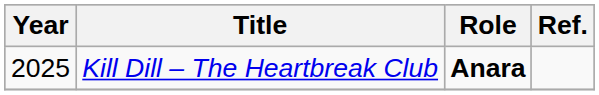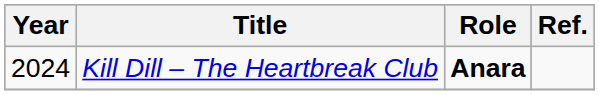(40, 67) 2025 -> (40, 67) 2024
